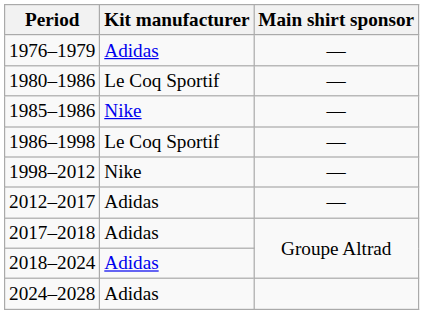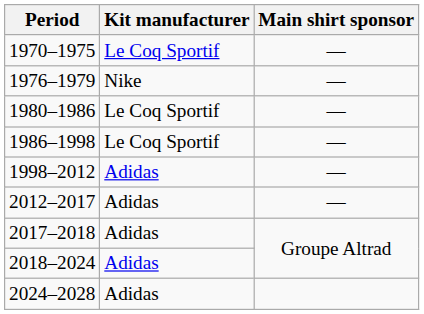+ row: (52, 50)
(131, 50) Adidas -> (123, 80) Nike
- row: (52, 111)
(123, 171) Nike -> (131, 171) Adidas
